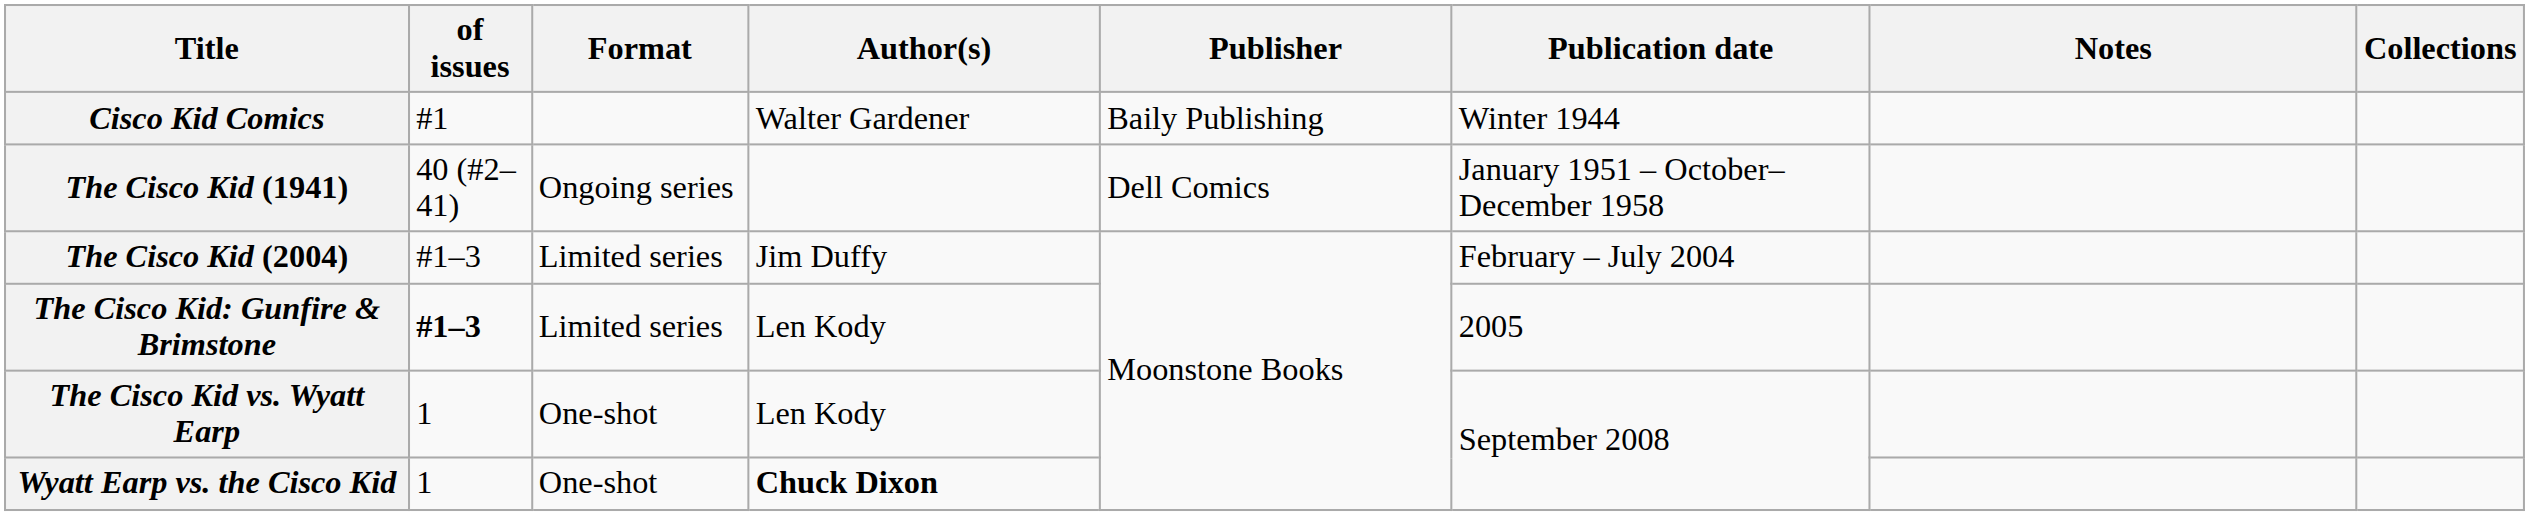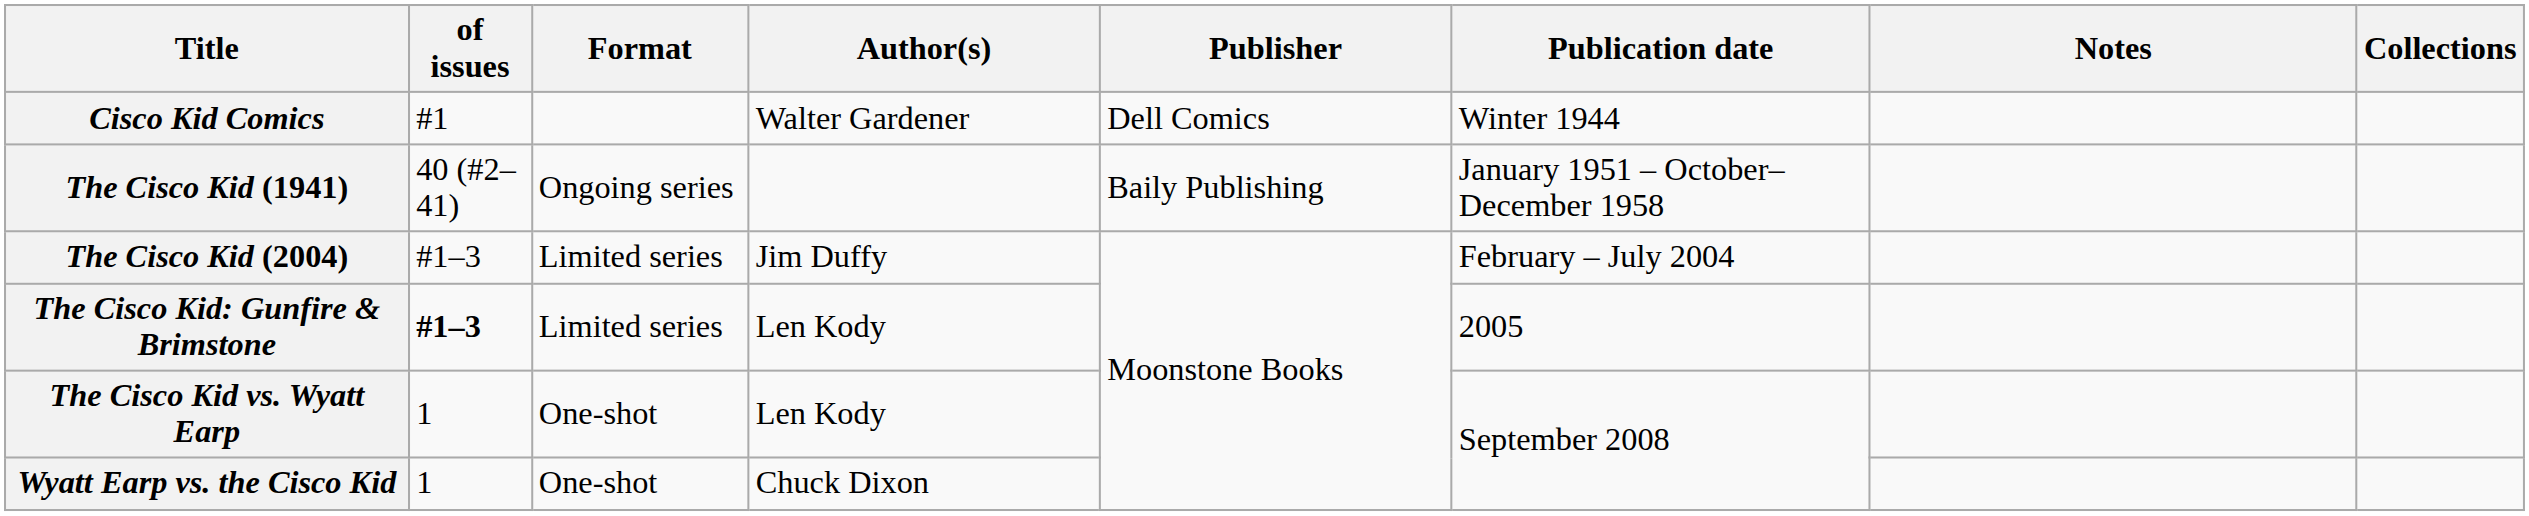(1215, 117) Baily Publishing -> (1188, 117) Dell Comics
(1188, 187) Dell Comics -> (1215, 187) Baily Publishing
(847, 483) bold -> (842, 483) normal
